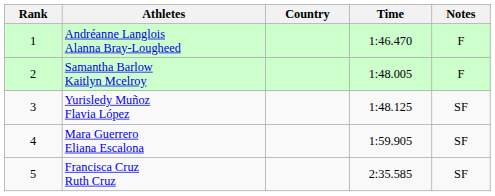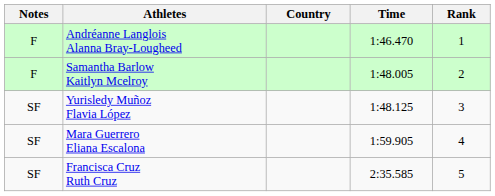columns swapped: (33, 14) <-> (461, 14)
